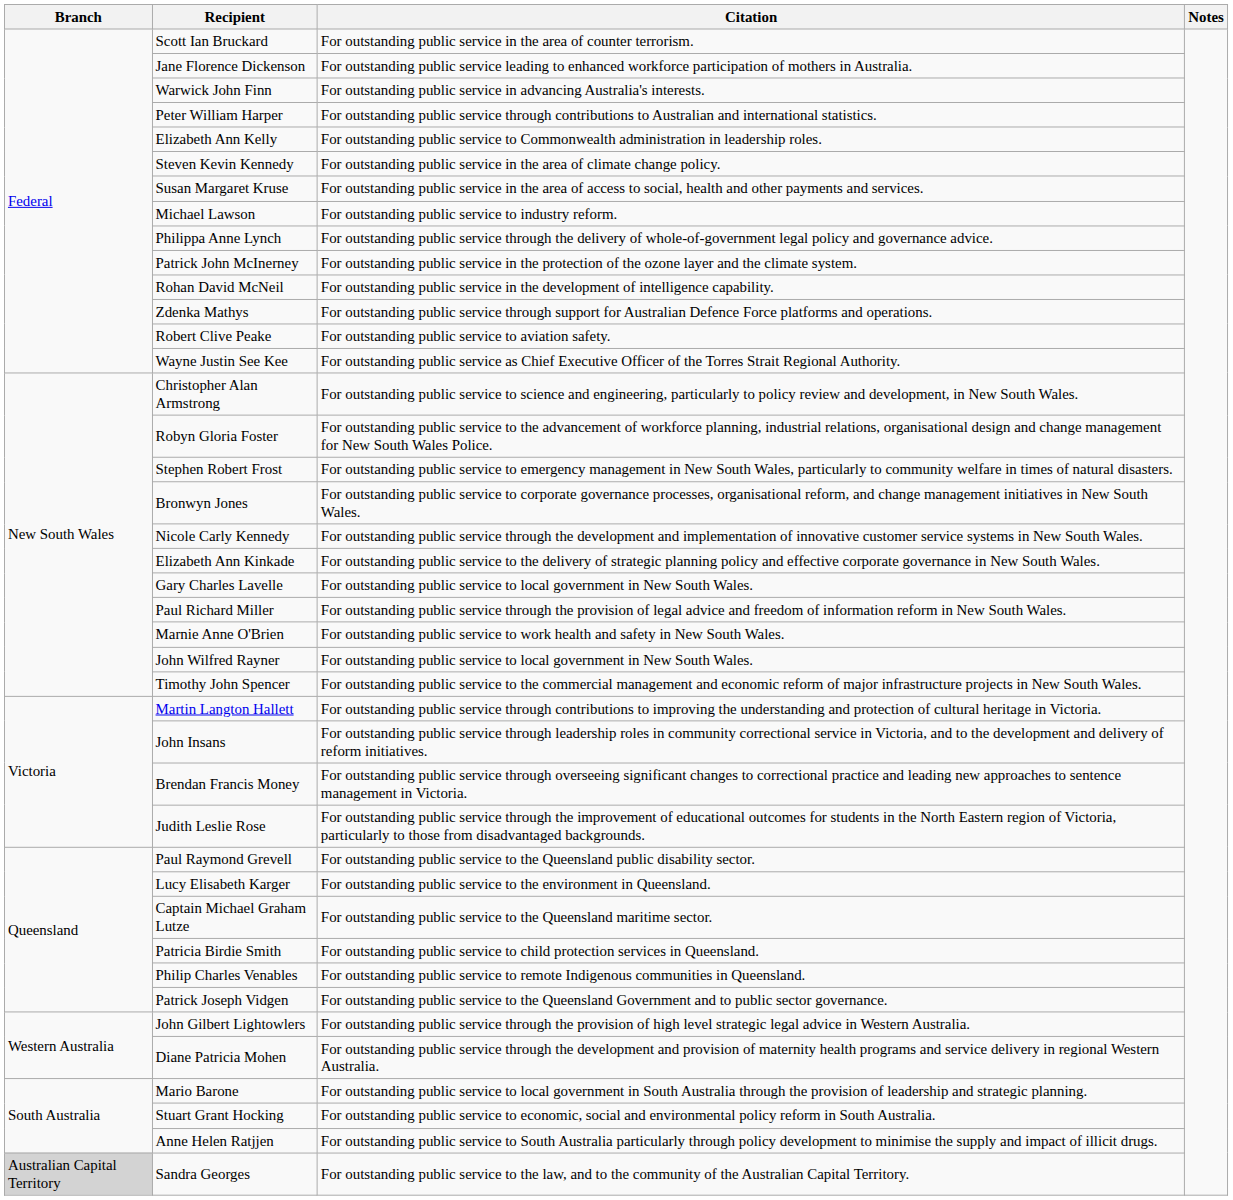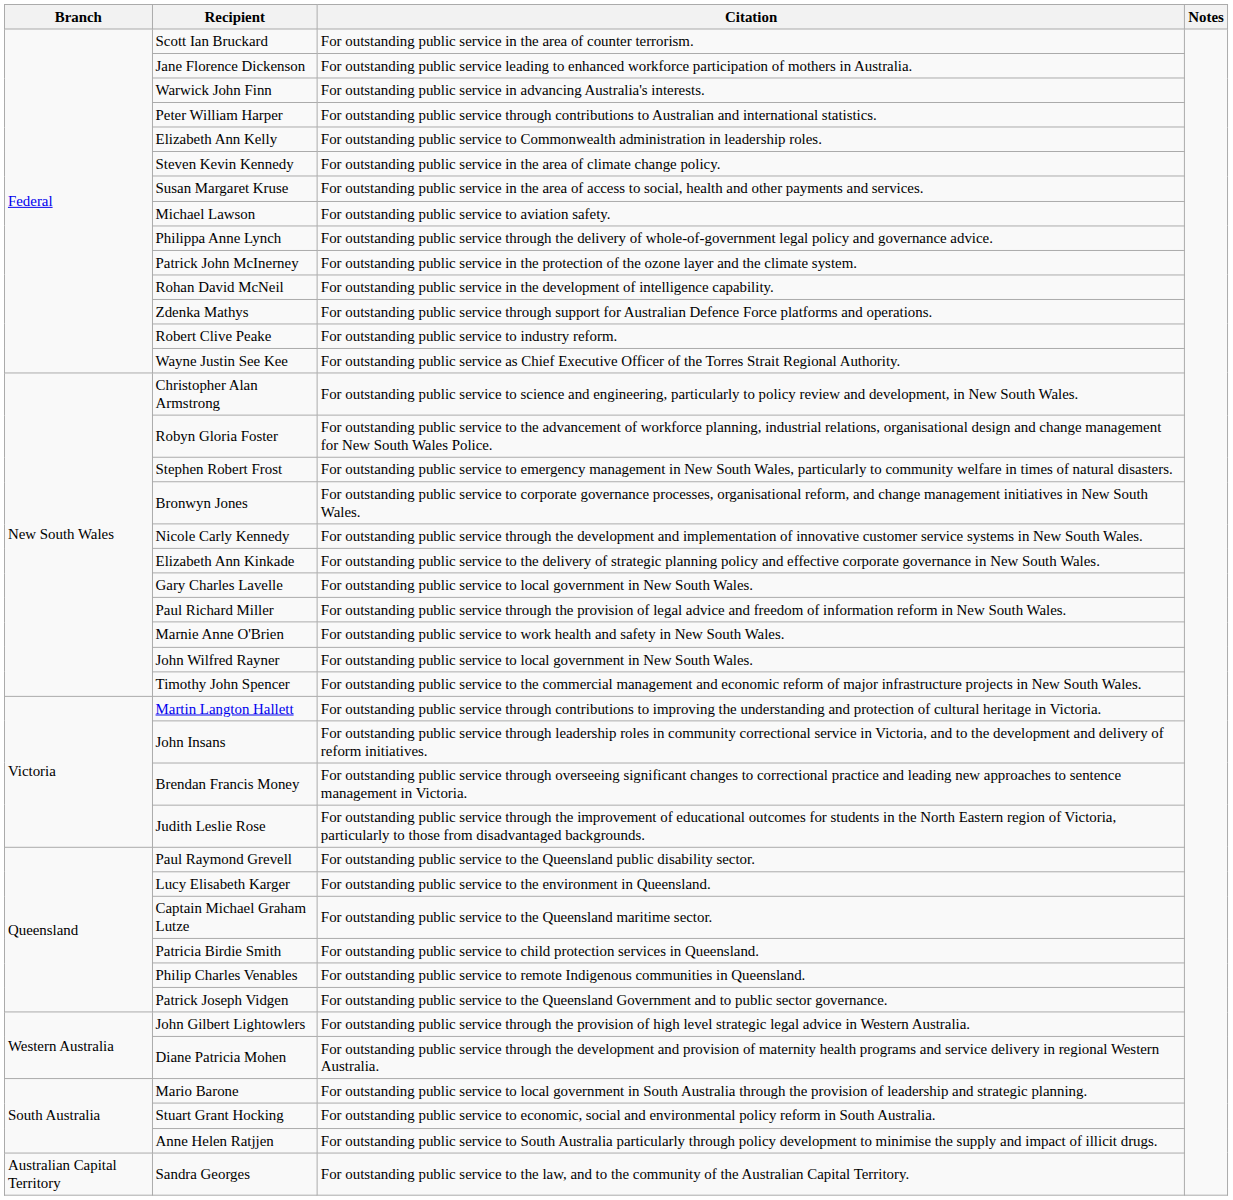(469, 213) For outstanding public service to industry reform. -> (466, 213) For outstanding public service to aviation safety.
(466, 336) For outstanding public service to aviation safety. -> (469, 336) For outstanding public service to industry reform.
(62, 1173) lightgrey background -> (62, 1173) no background
